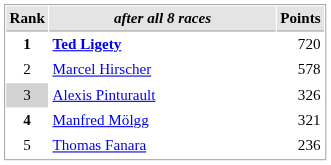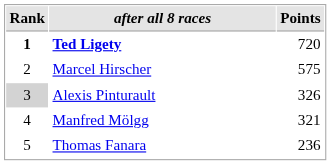(309, 69) 578 -> (309, 69) 575
(27, 120) bold -> (27, 120) normal
